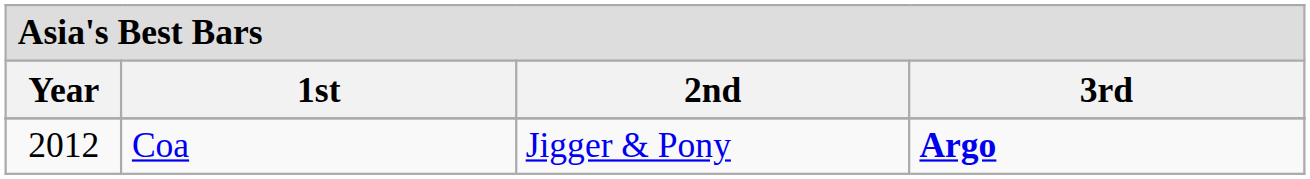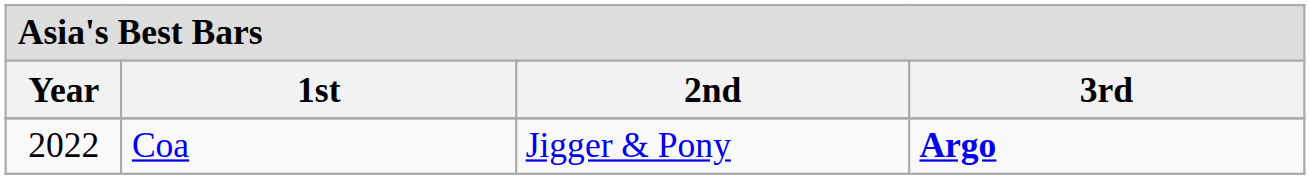(64, 145) 2012 -> (64, 145) 2022
